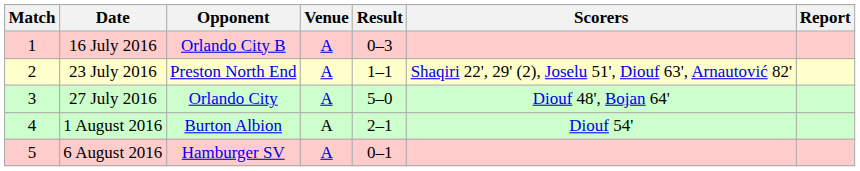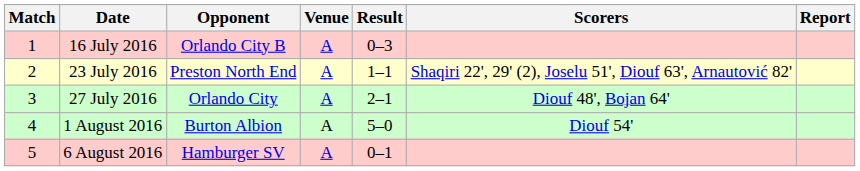(380, 98) 5–0 -> (380, 98) 2–1
(380, 125) 2–1 -> (380, 125) 5–0
